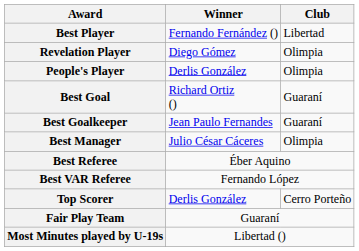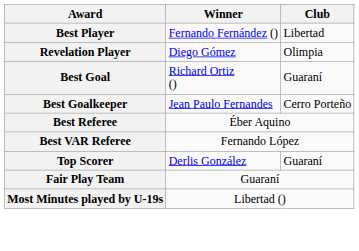- row: (85, 71)
(303, 122) Guaraní -> (317, 103) Cerro Porteño
- row: (85, 141)
(317, 198) Cerro Porteño -> (303, 160) Guaraní
